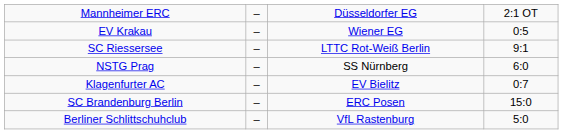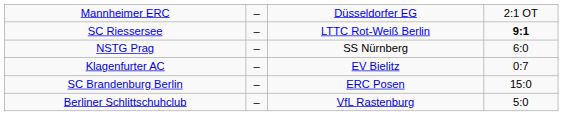- row: (125, 31)
(521, 48) normal -> (521, 31) bold
